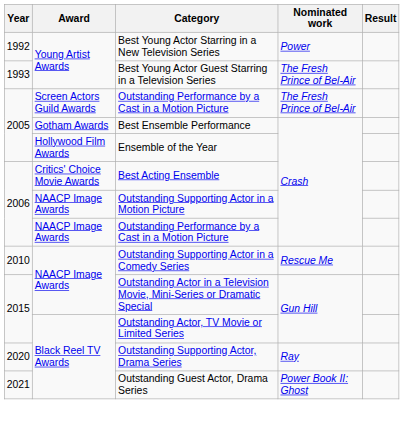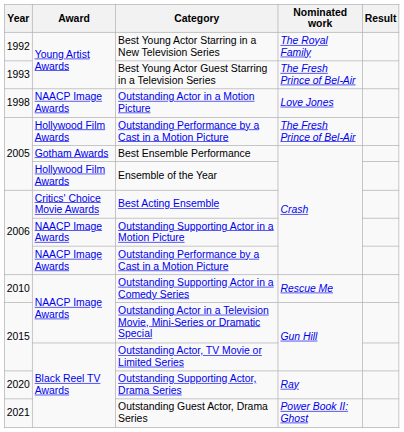(295, 46) Power -> (304, 46) The Royal Family
+ row: (18, 103)
(67, 103) Screen Actors Guild Awards -> (70, 131) Hollywood Film Awards
